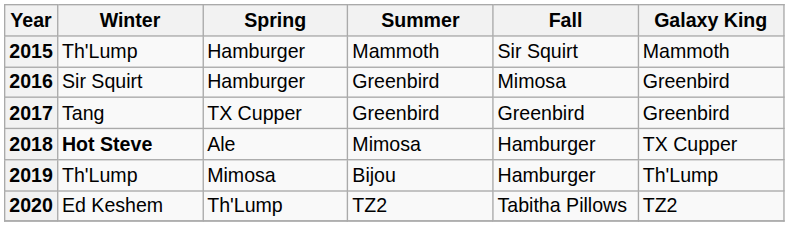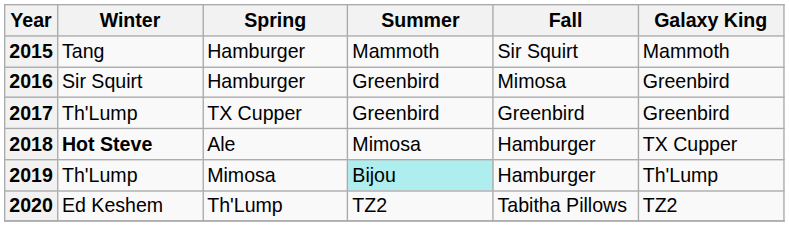(100, 51) Th'Lump -> (83, 51) Tang
(83, 113) Tang -> (100, 113) Th'Lump
(374, 175) no background -> (374, 175) paleturquoise background
